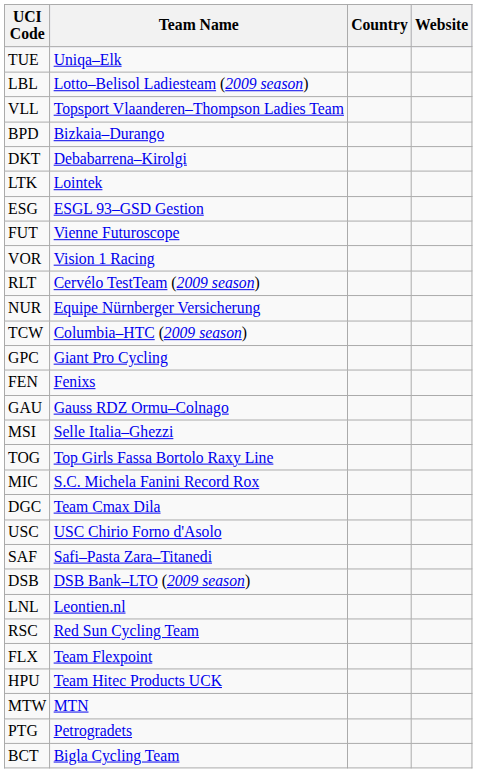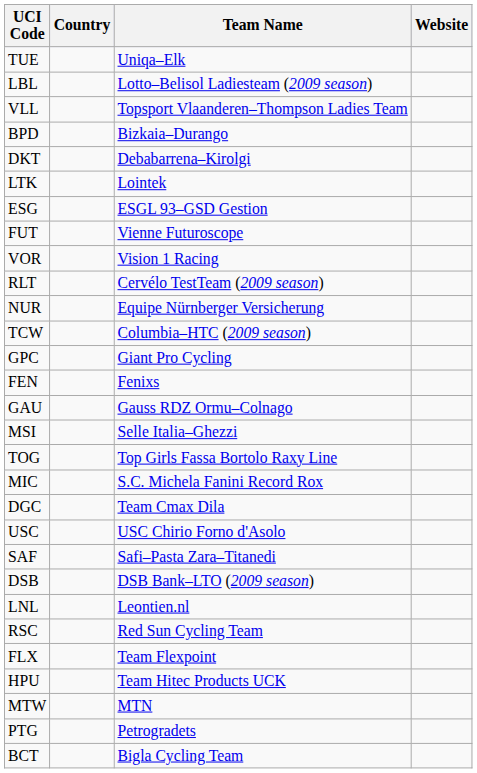columns swapped: (199, 25) <-> (379, 25)
